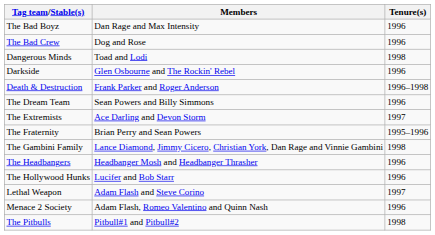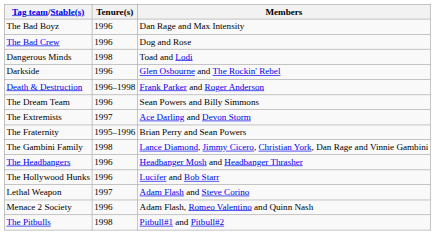columns swapped: (239, 11) <-> (408, 11)
